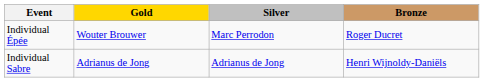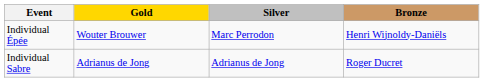(374, 35) Roger Ducret -> (396, 35) Henri Wijnoldy-Daniëls
(396, 63) Henri Wijnoldy-Daniëls -> (374, 63) Roger Ducret
